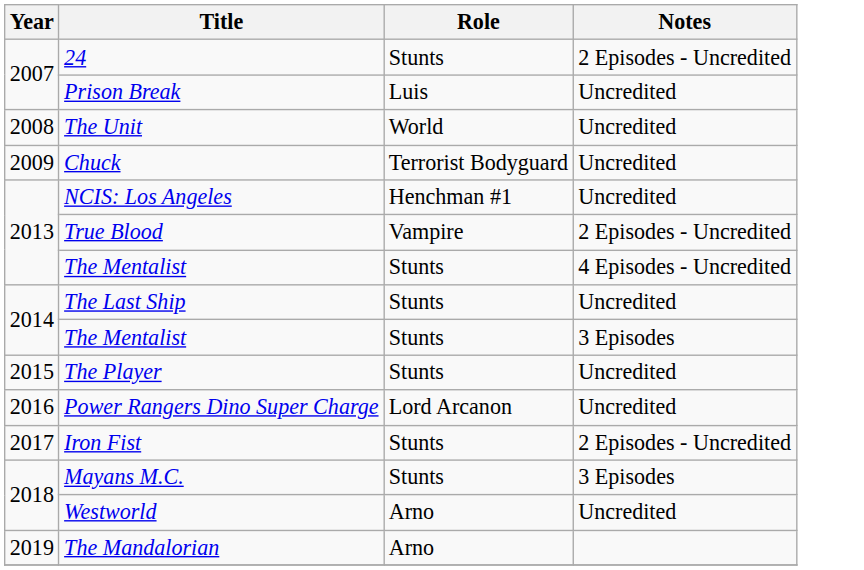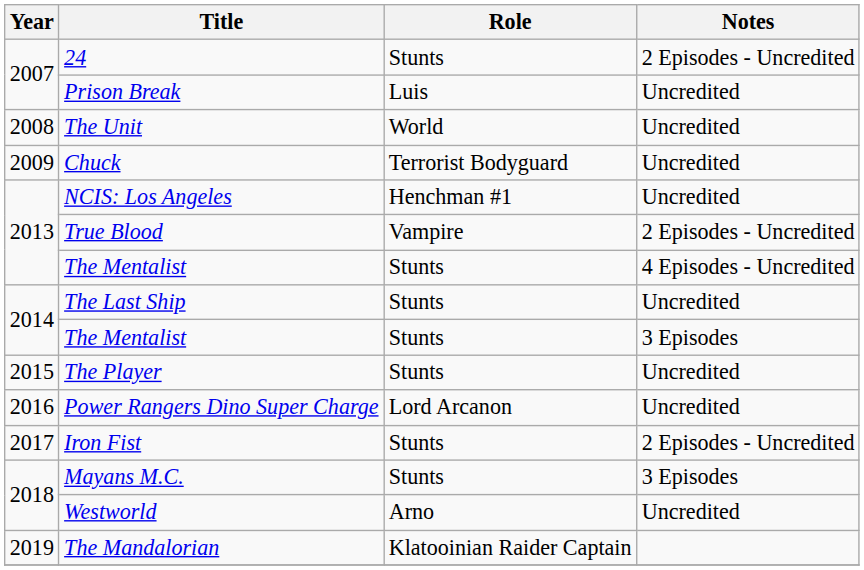(411, 547) Arno -> (510, 547) Klatooinian Raider Captain
